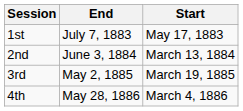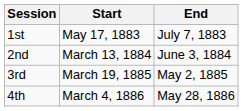columns swapped: (190, 14) <-> (101, 14)
